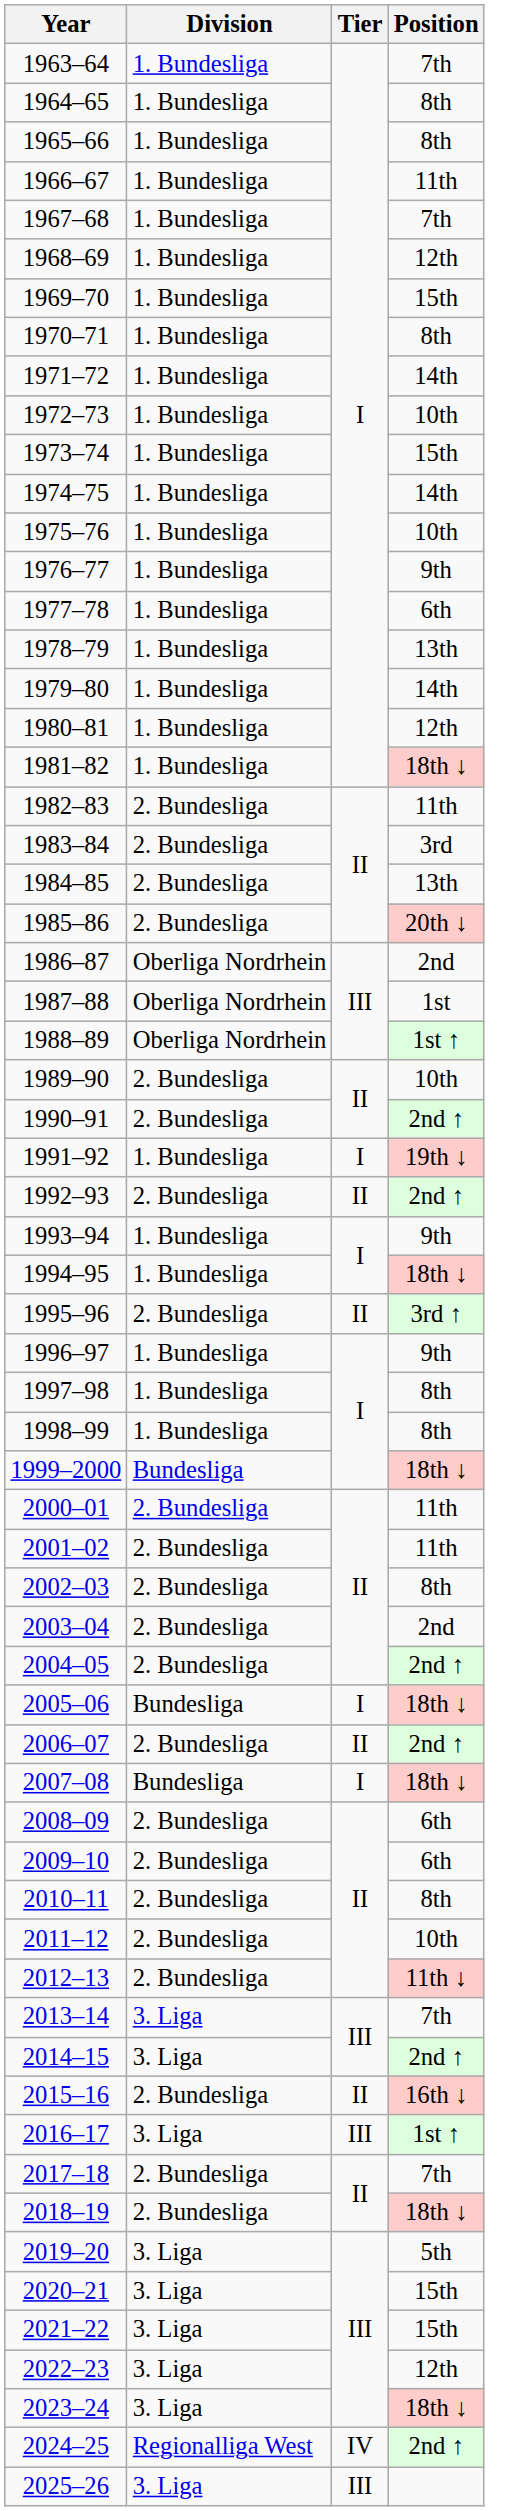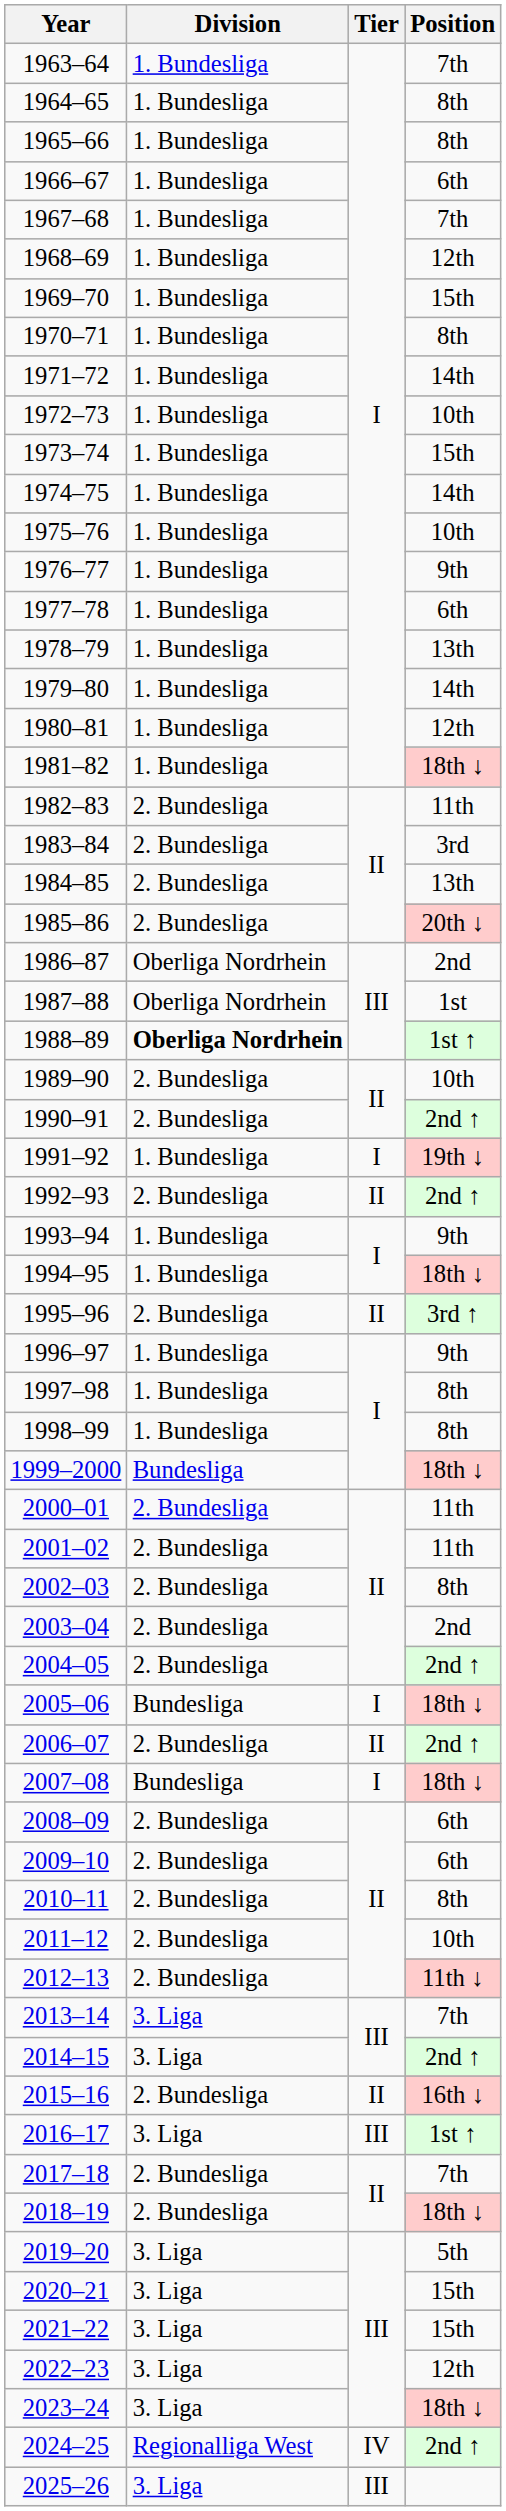(436, 180) 11th -> (453, 180) 6th
(230, 1040) normal -> (238, 1040) bold
